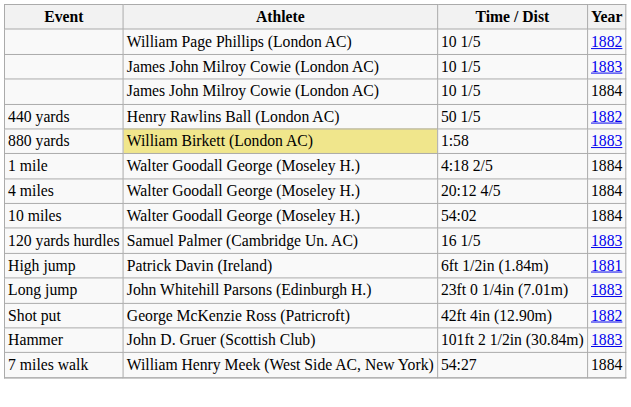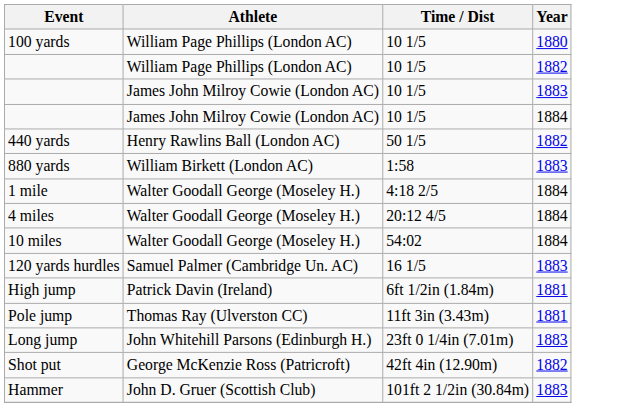+ row: (39, 41)
(220, 141) khaki background -> (220, 166) no background
+ row: (40, 315)
- row: (48, 365)
